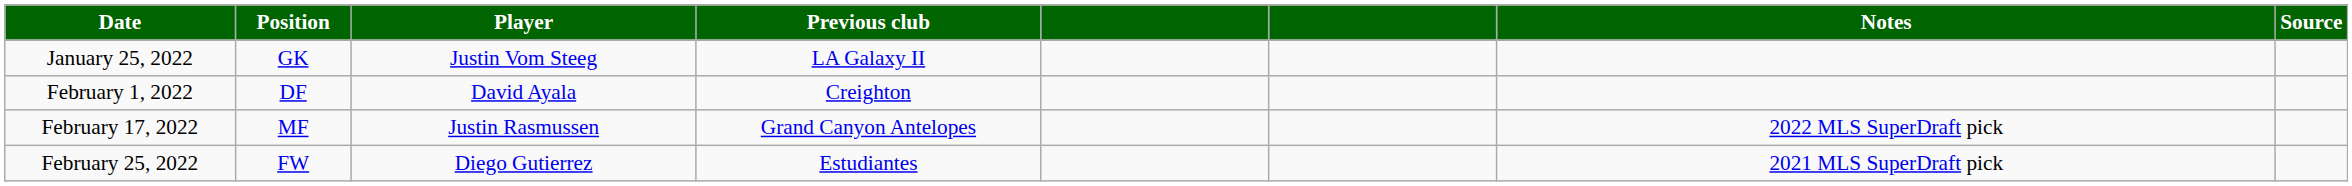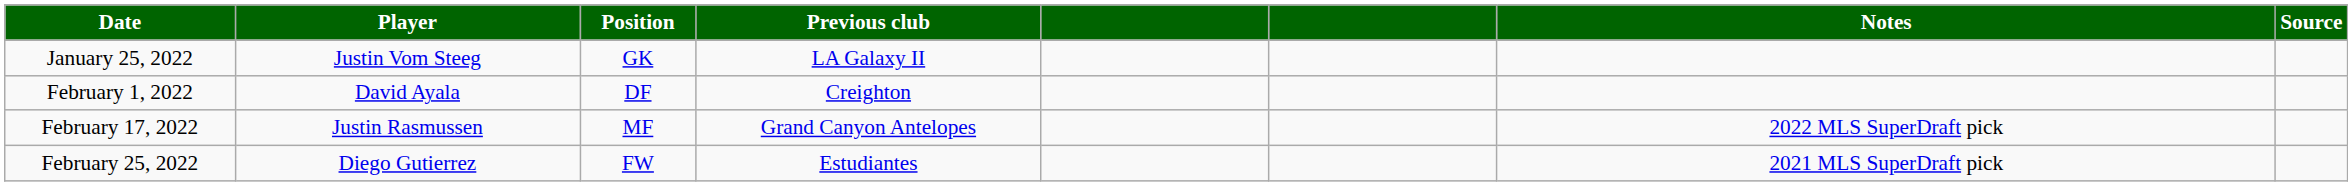columns swapped: (293, 22) <-> (524, 22)
